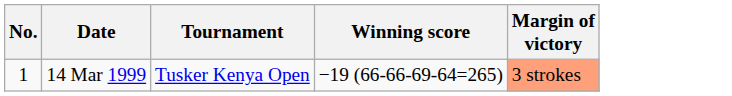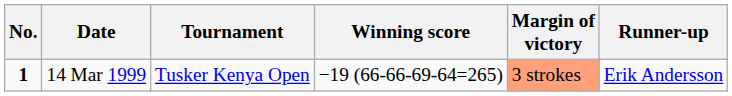+ column: (664, 32)
(23, 75) normal -> (23, 75) bold
